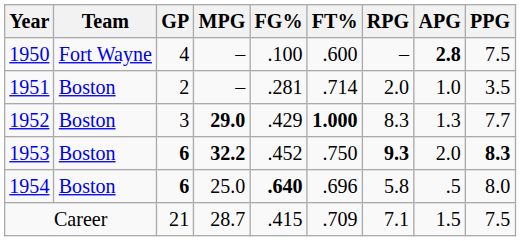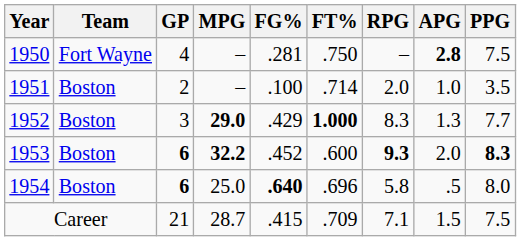(285, 54) .100 -> (285, 54) .281
(340, 54) .600 -> (340, 54) .750
(285, 87) .281 -> (285, 87) .100
(340, 153) .750 -> (340, 153) .600
